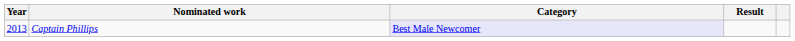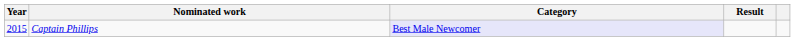(17, 28) 2013 -> (17, 28) 2015
